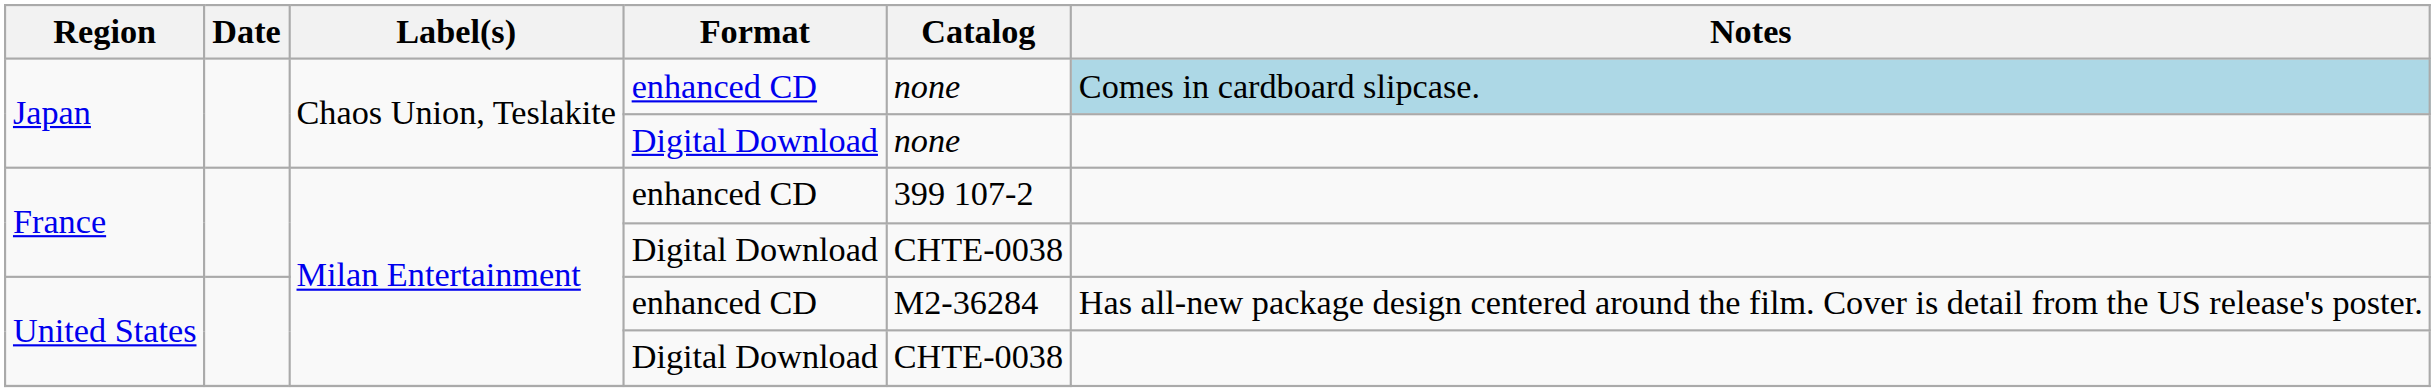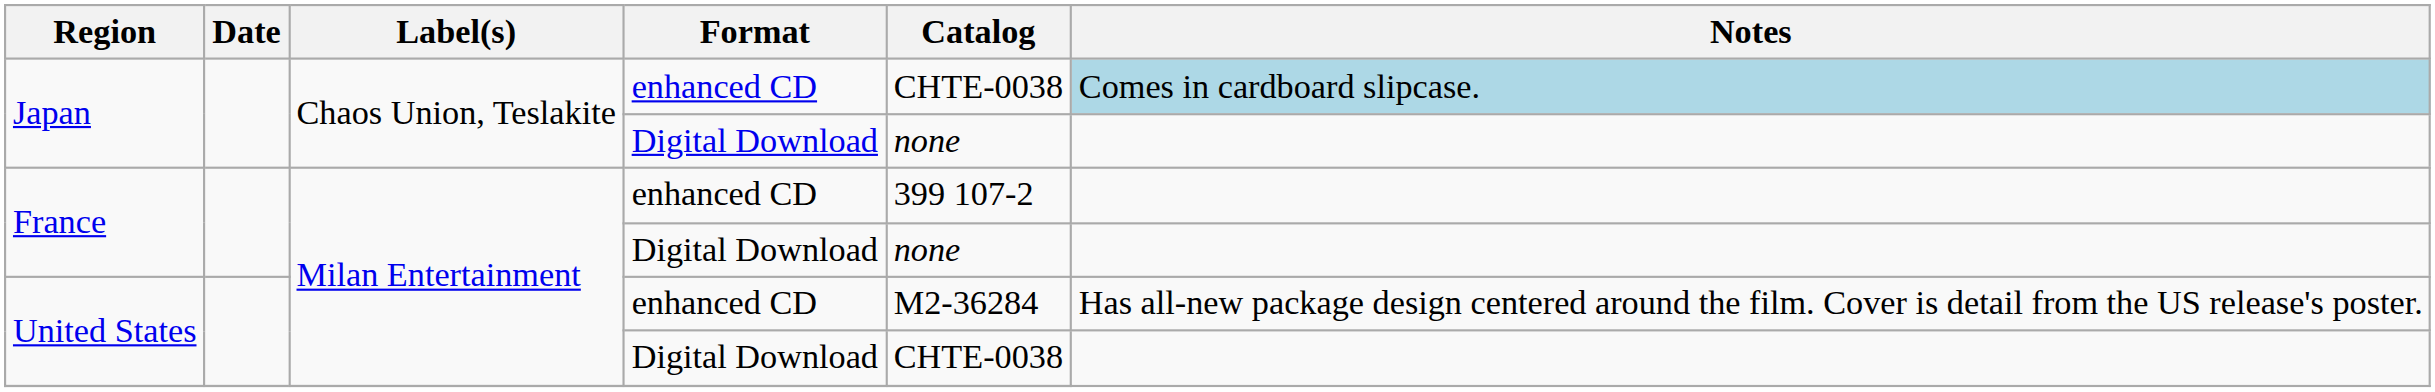(927, 85) none -> (978, 85) CHTE-0038
(978, 248) CHTE-0038 -> (927, 248) none
